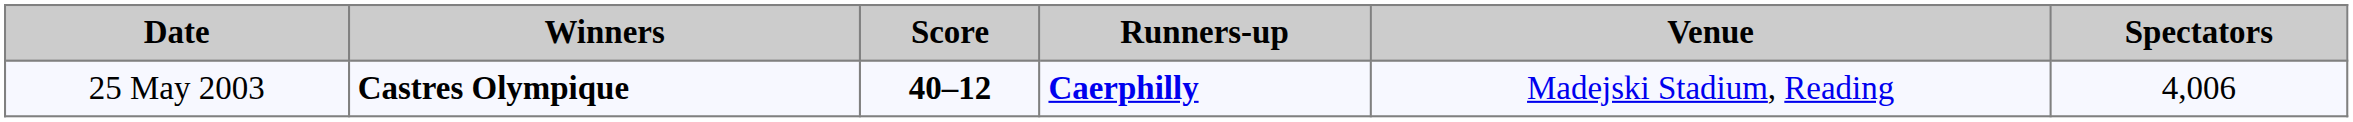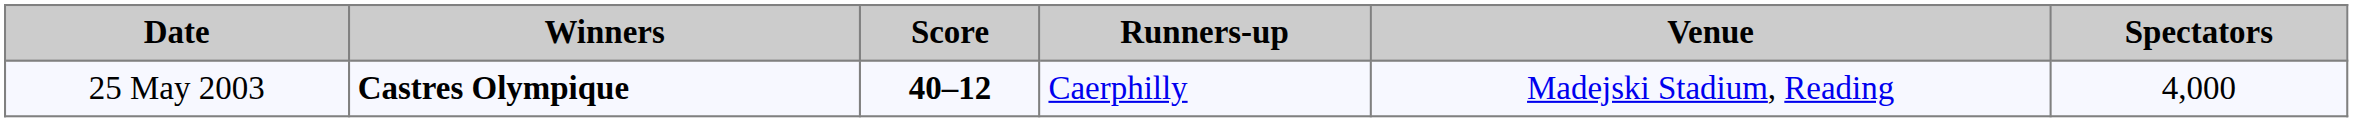(1124, 87) bold -> (1118, 87) normal
(2199, 87) 4,006 -> (2199, 87) 4,000
